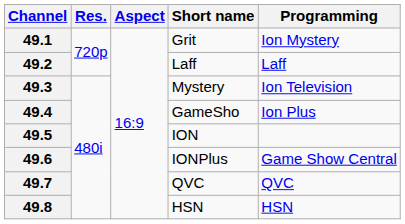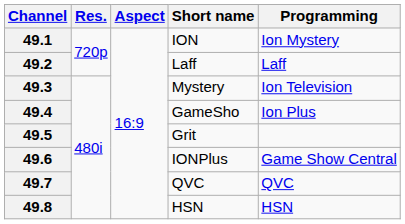(184, 40) Grit -> (185, 40) ION
(185, 135) ION -> (184, 135) Grit
